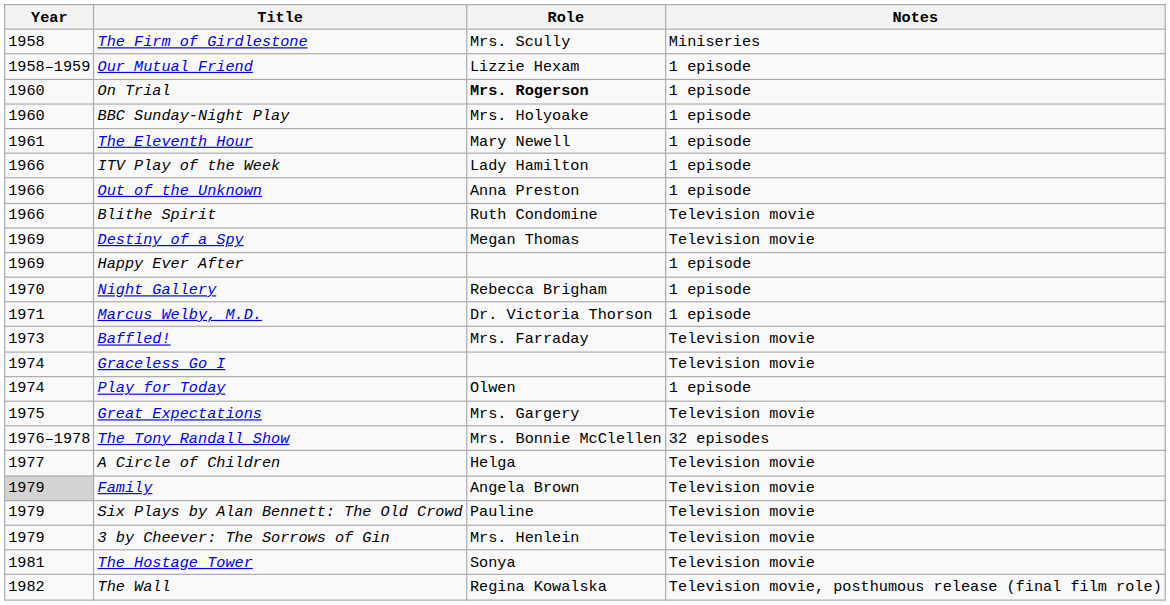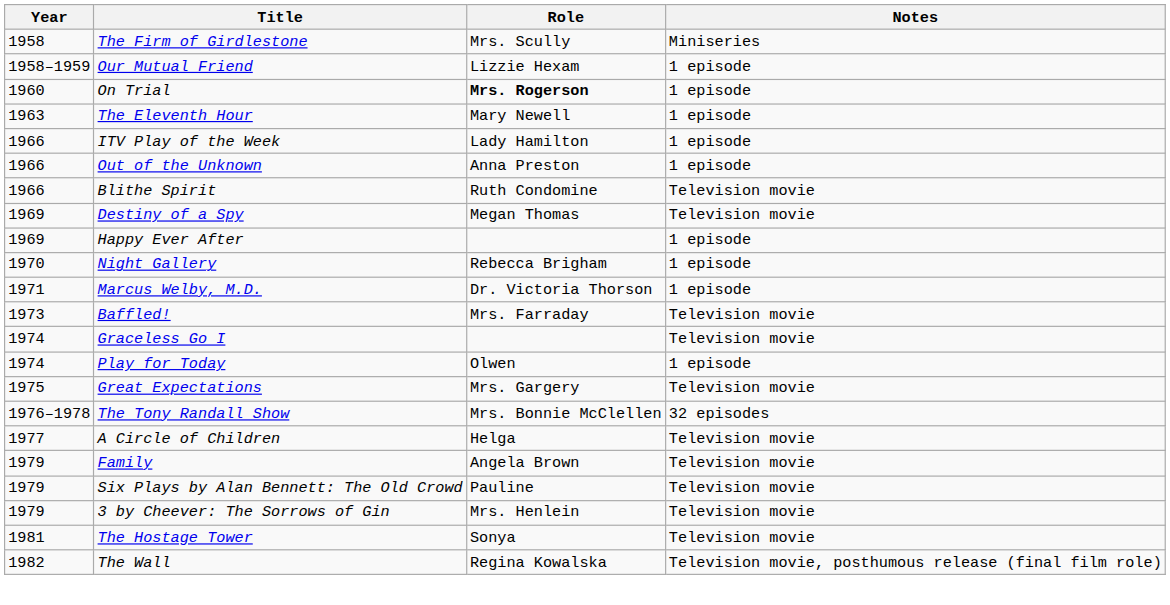- row: (193, 116)
(26, 141) 1961 -> (26, 116) 1963
(26, 488) lightgrey background -> (26, 463) no background
